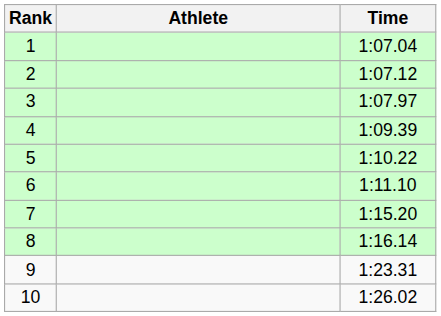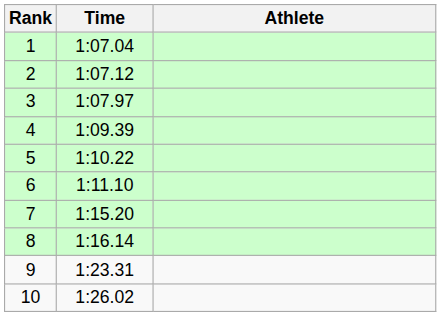columns swapped: (198, 18) <-> (388, 18)
